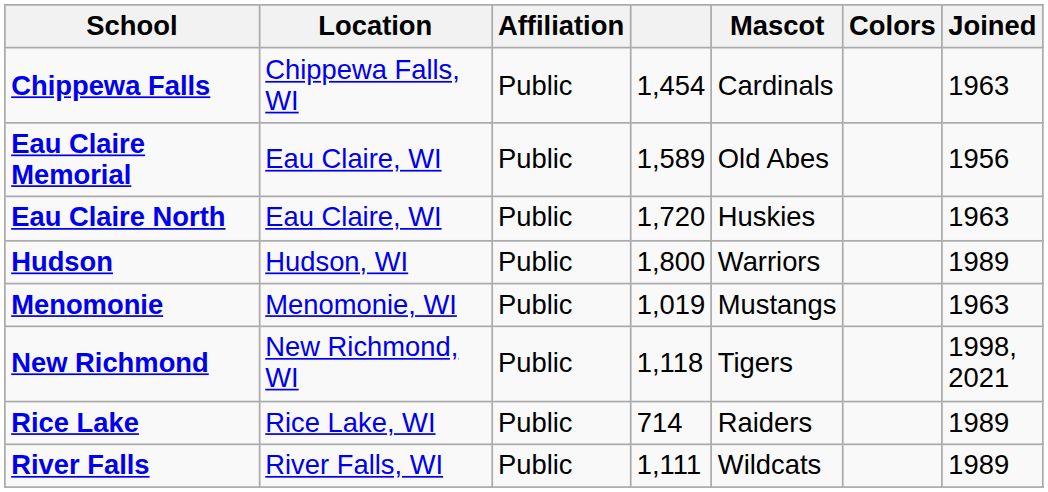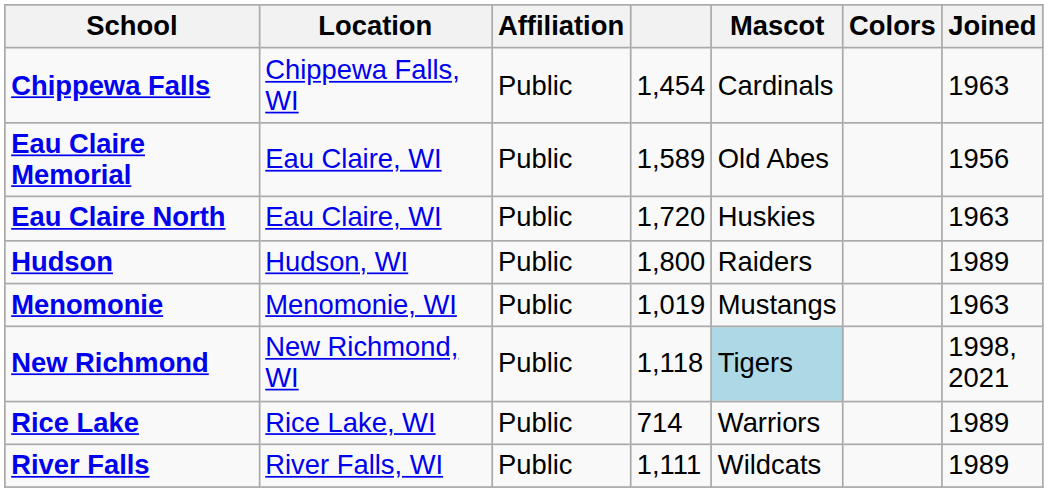(769, 261) Warriors -> (765, 261) Raiders
(755, 363) no background -> (755, 363) lightblue background
(765, 422) Raiders -> (769, 422) Warriors
